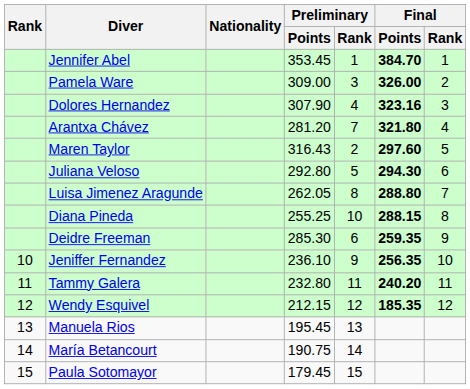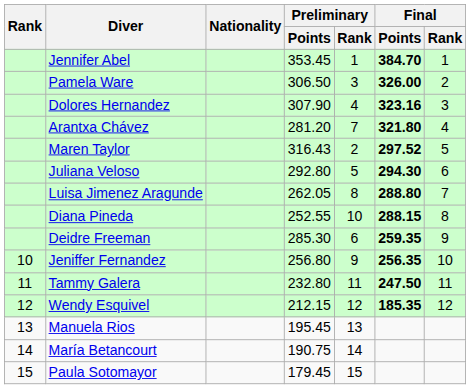(309, 82) 309.00 -> (309, 82) 306.50
(400, 149) 297.60 -> (400, 149) 297.52
(309, 216) 255.25 -> (309, 216) 252.55
(309, 261) 236.10 -> (309, 261) 256.80
(400, 283) 240.20 -> (400, 283) 247.50
